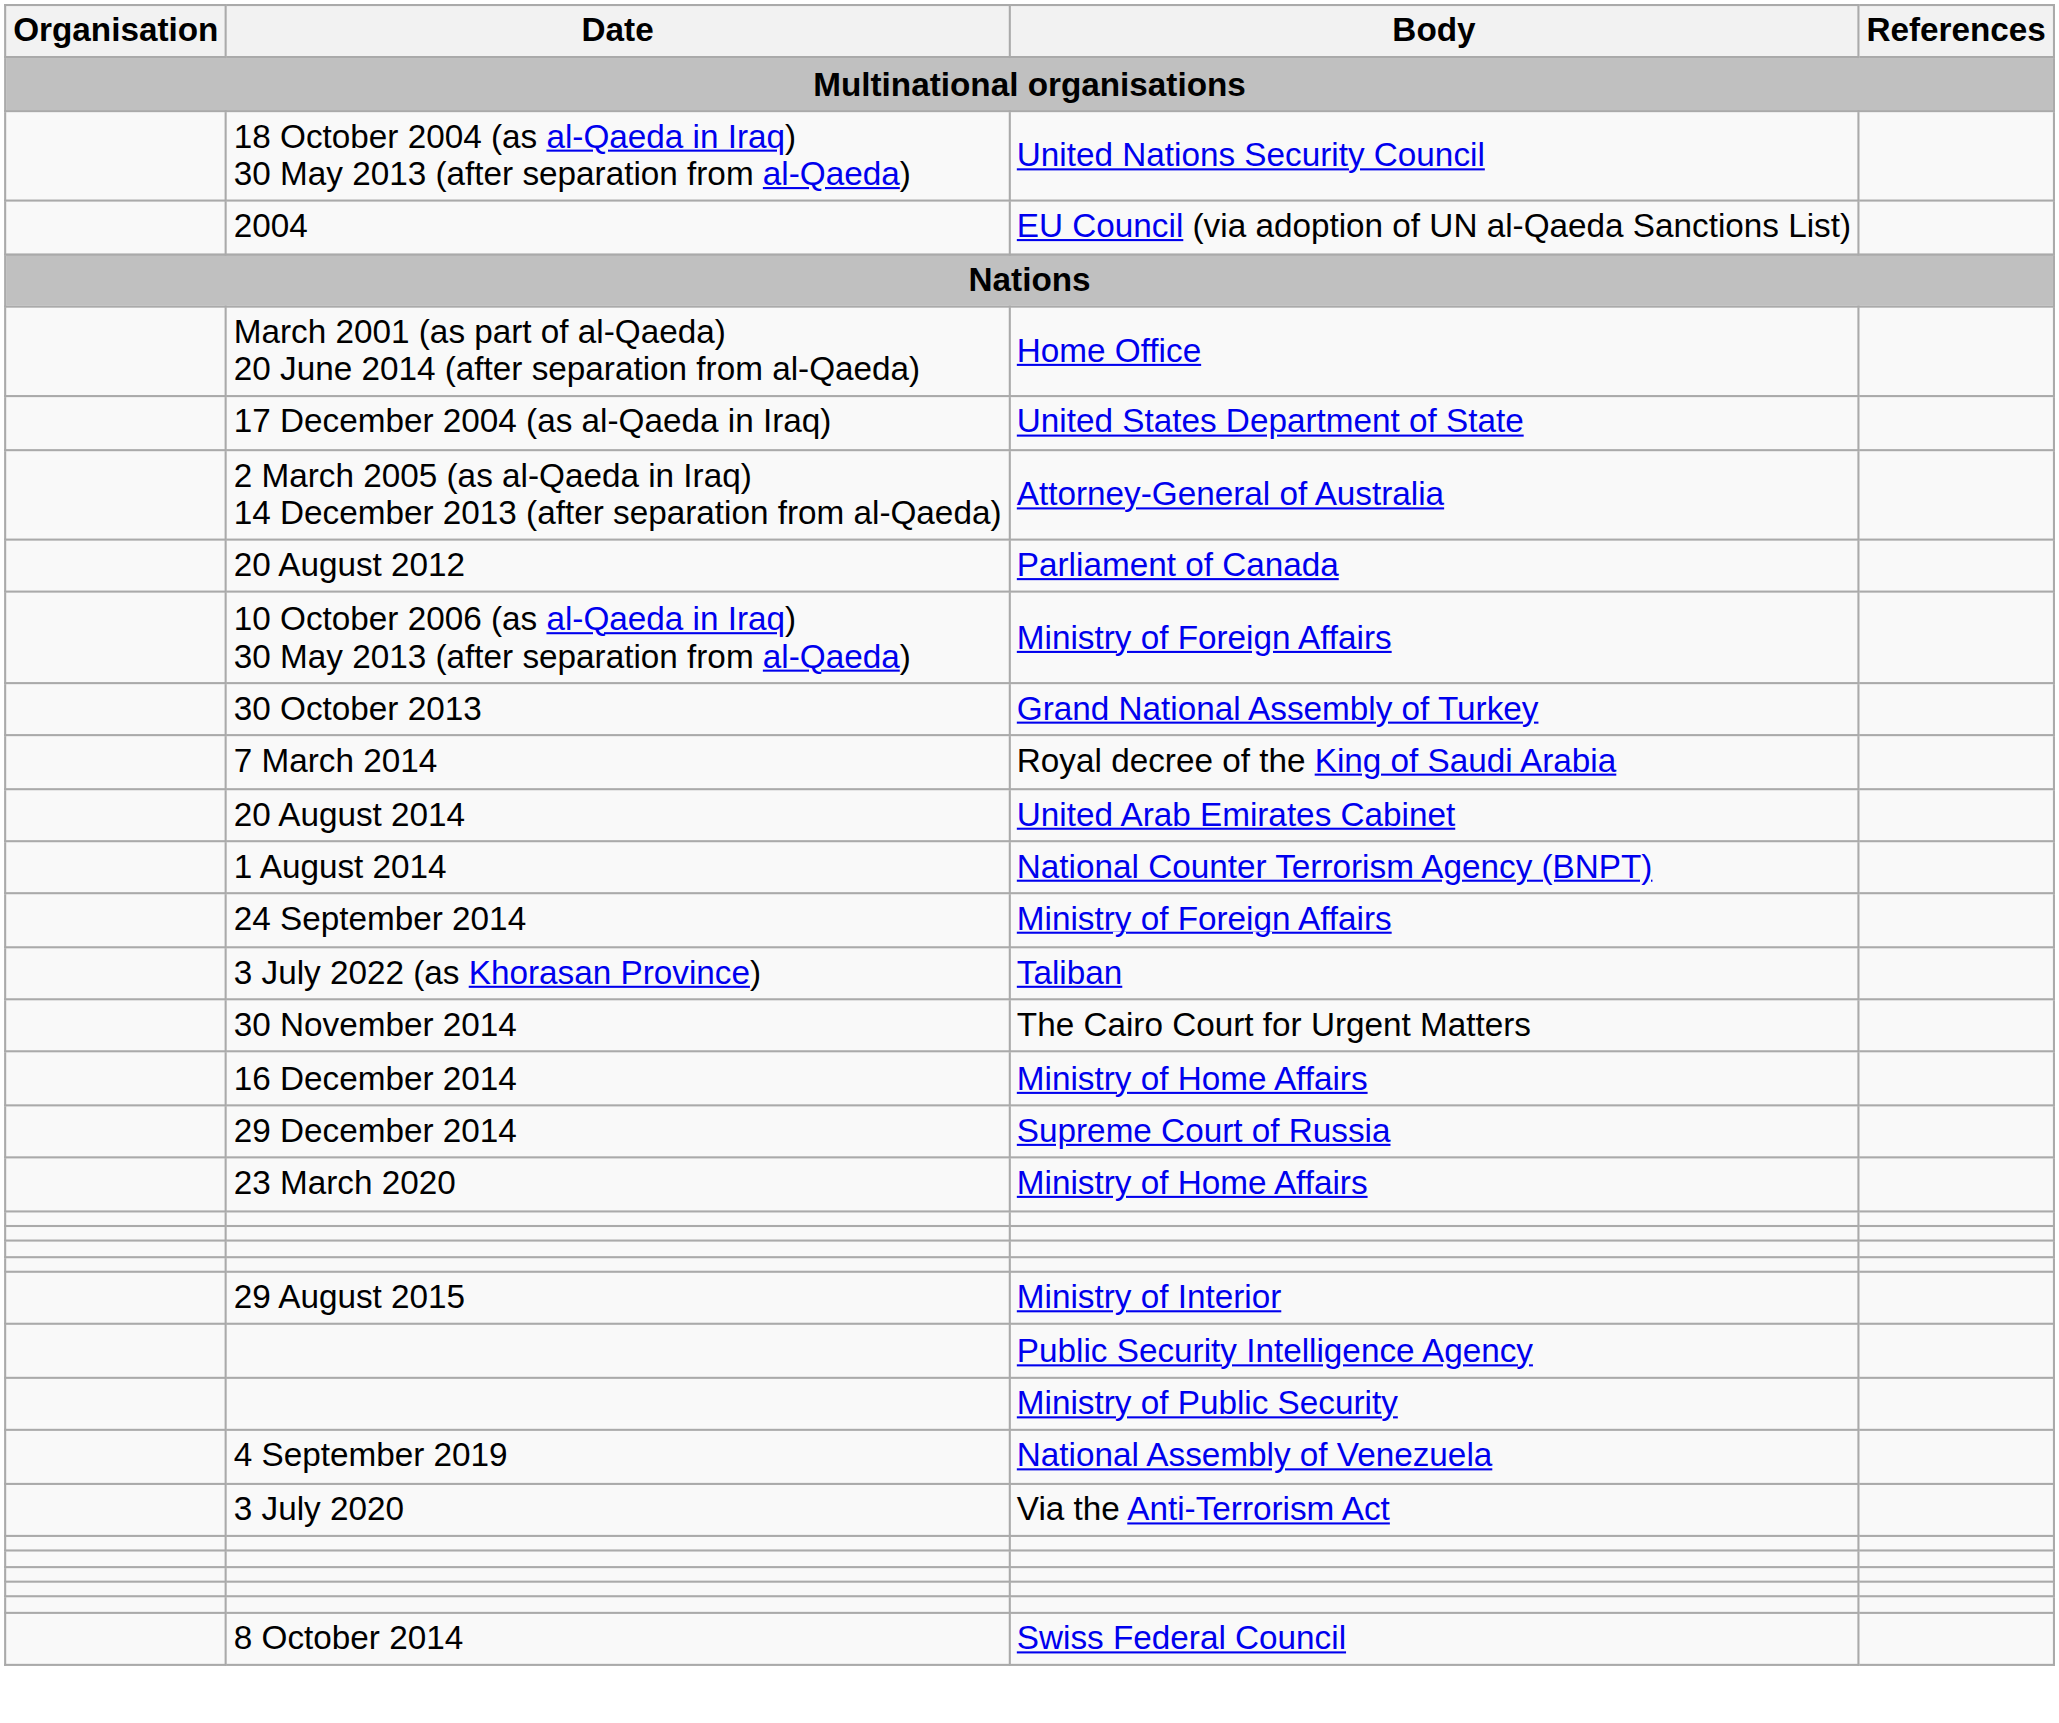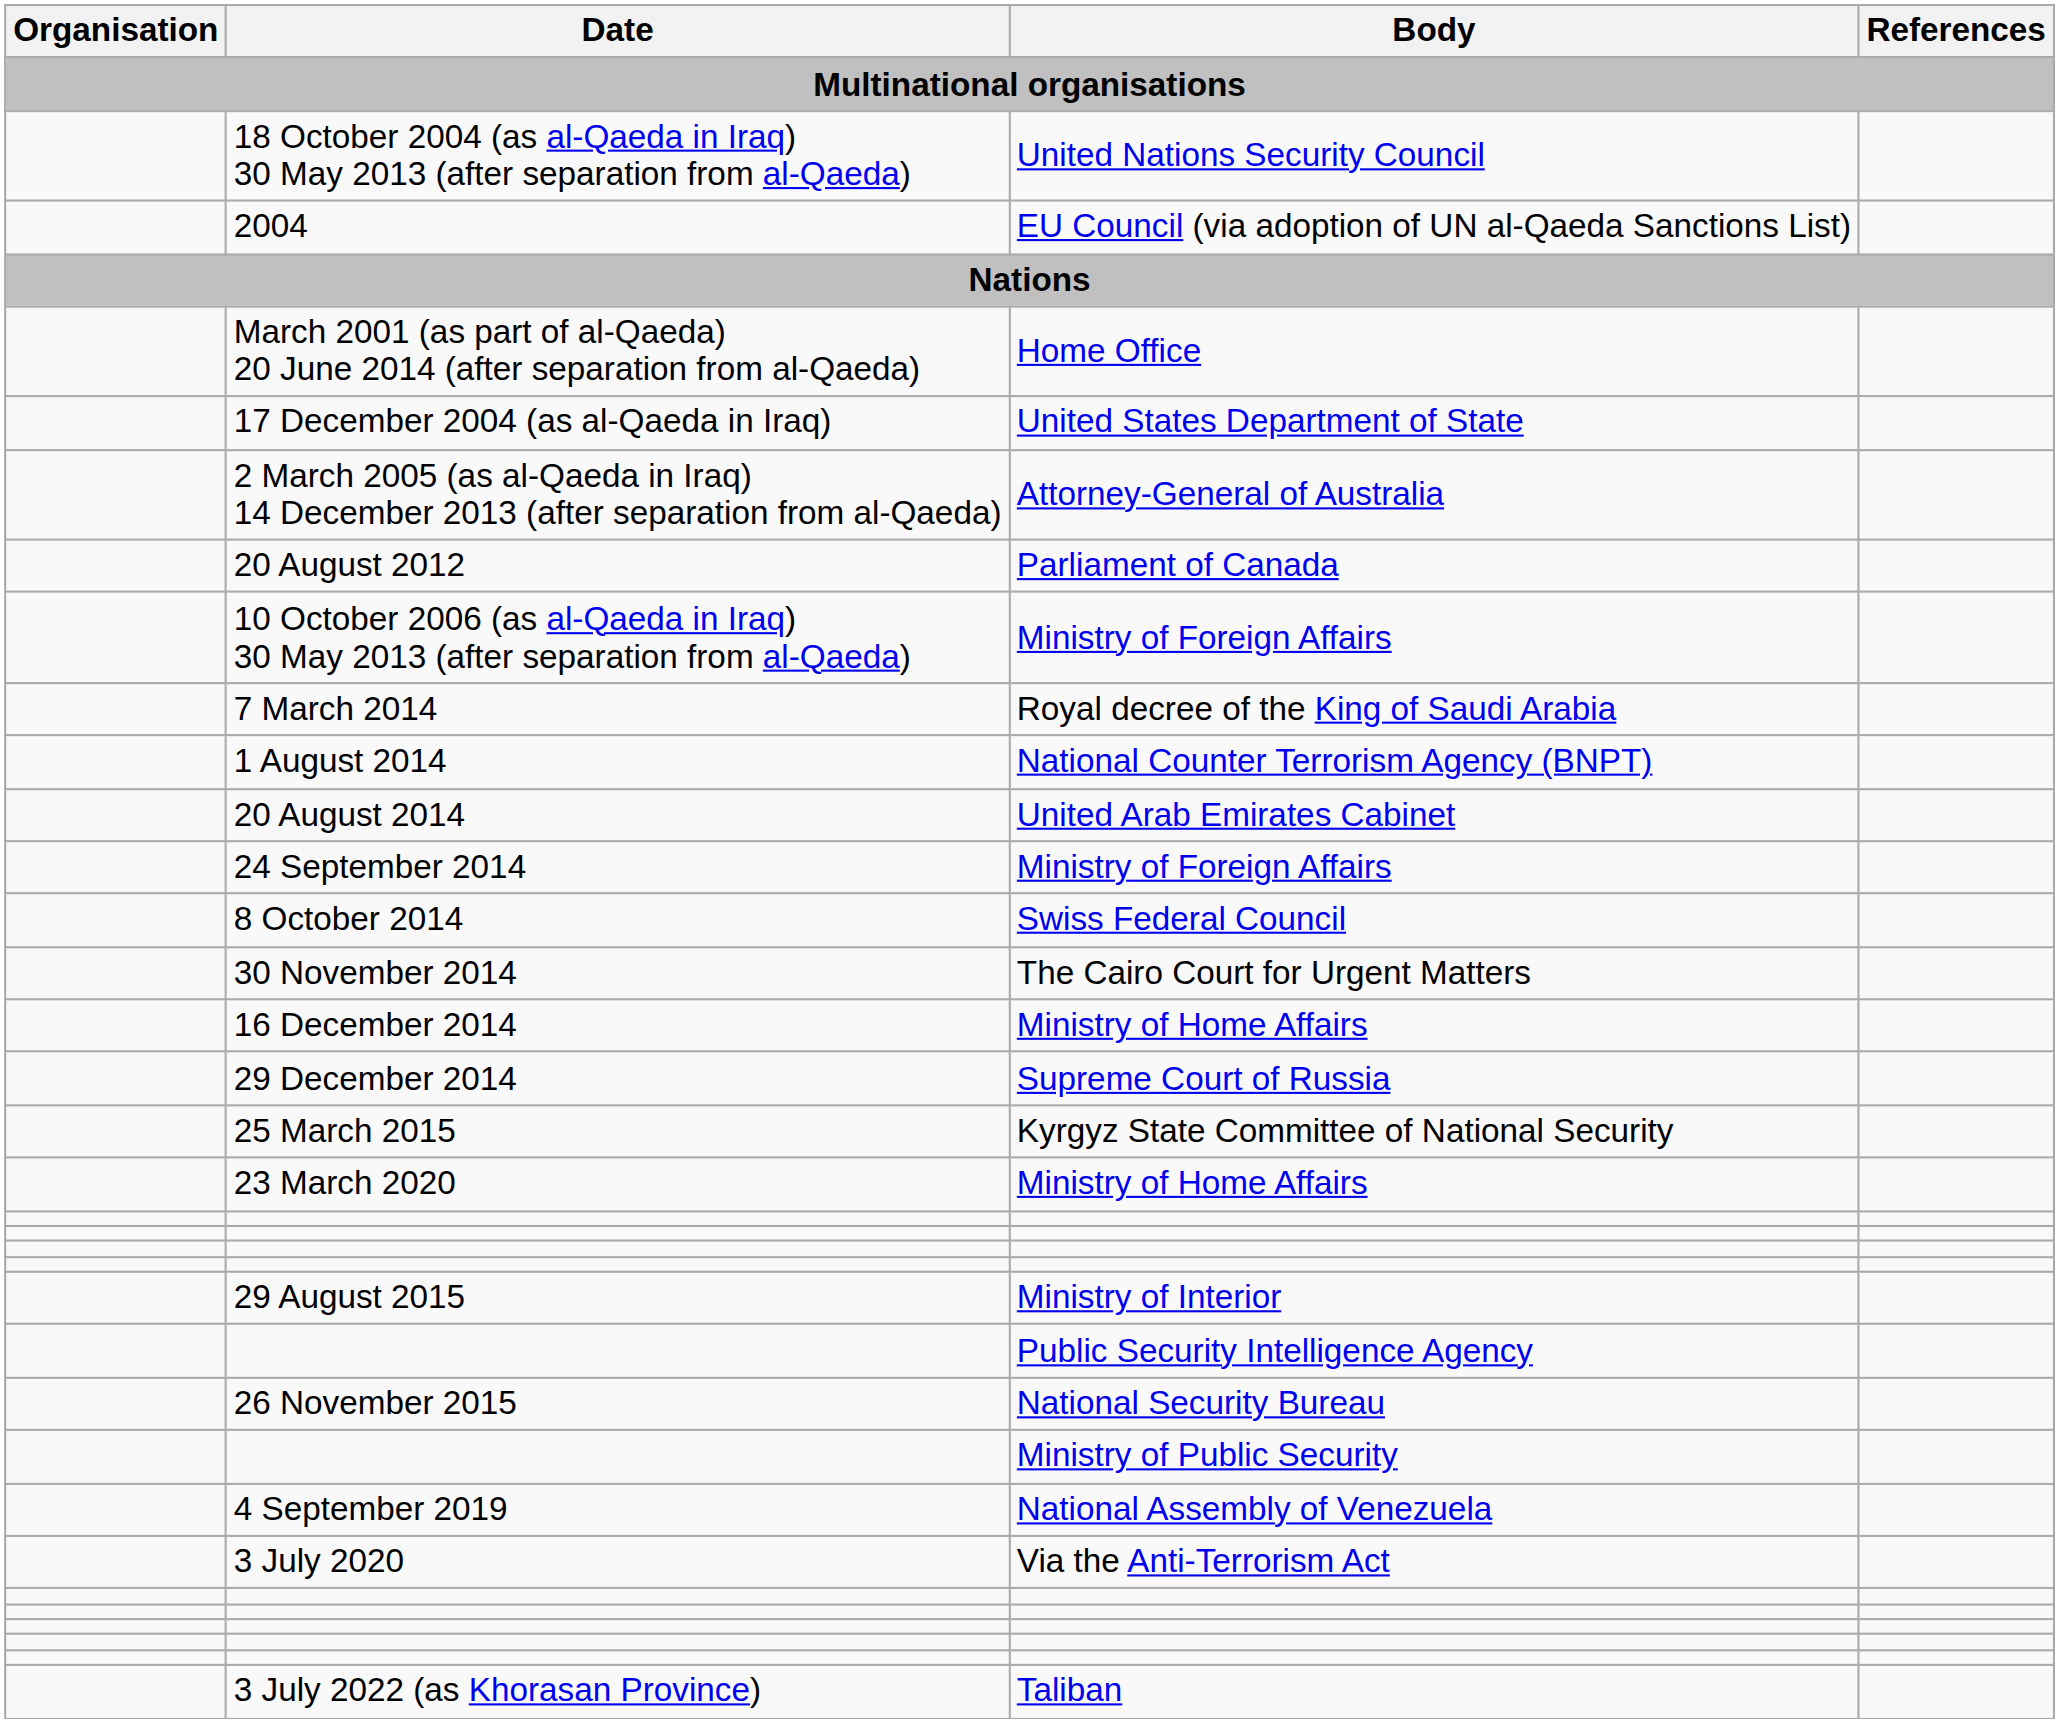- row: (358, 708)
rows swapped: (340, 866) <-> (349, 814)
rows swapped: (349, 1638) <-> (497, 972)
+ row: (345, 1130)
+ row: (375, 1403)
